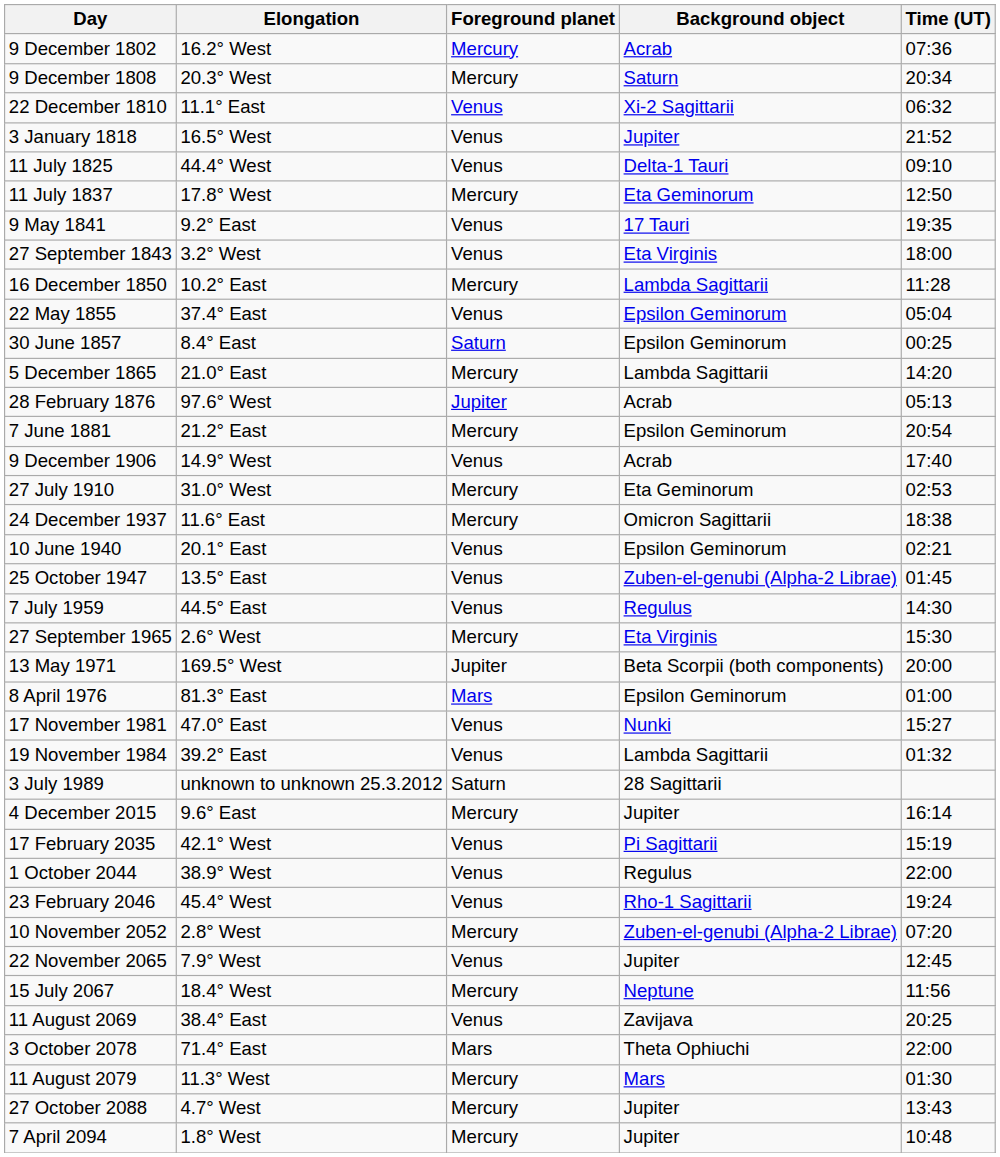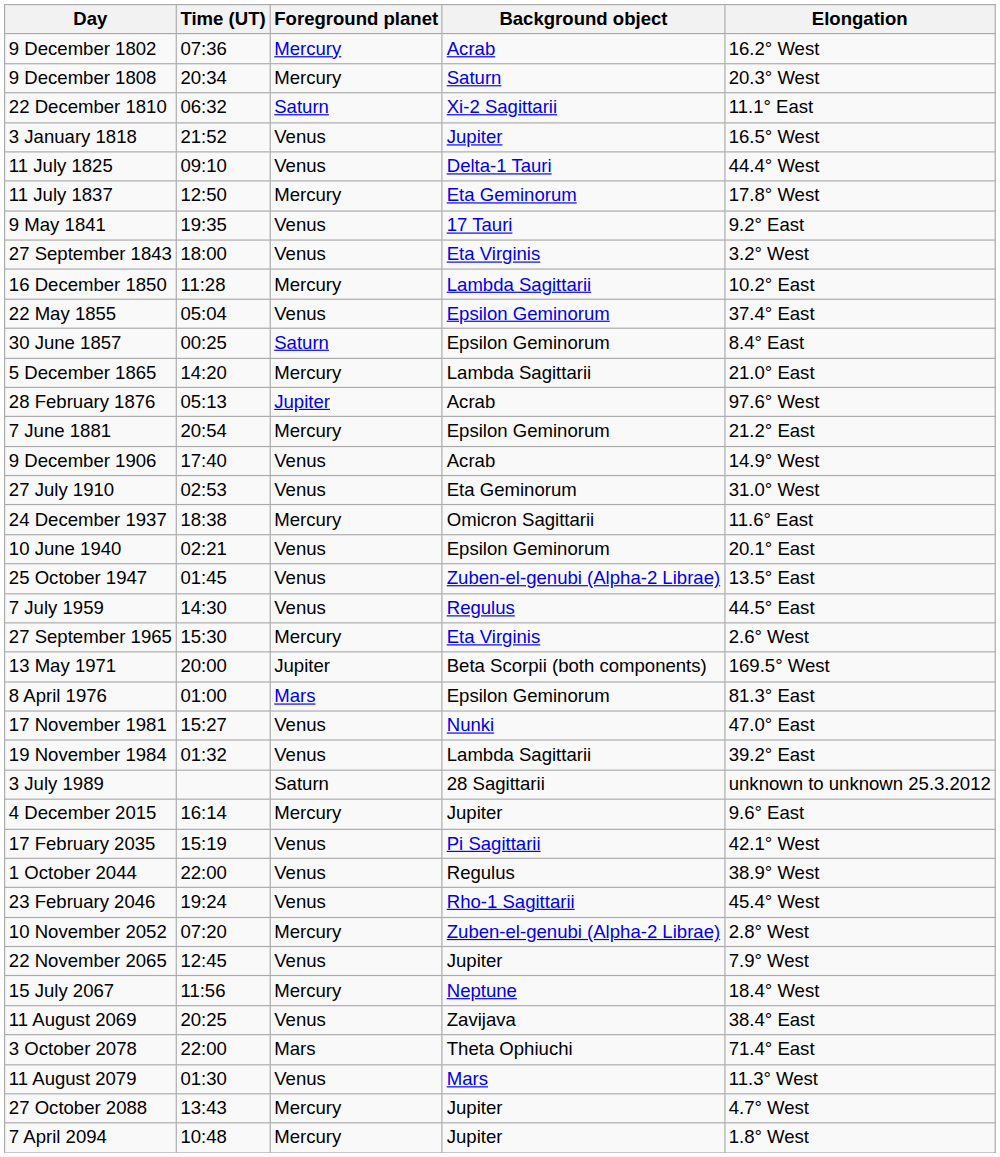columns swapped: (948, 19) <-> (311, 19)
(477, 107) Venus -> (302, 107) Saturn
(485, 490) Mercury -> (300, 490) Venus
(485, 1078) Mercury -> (300, 1078) Venus
